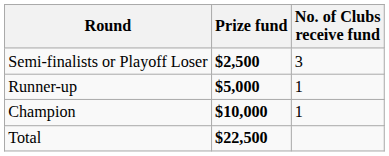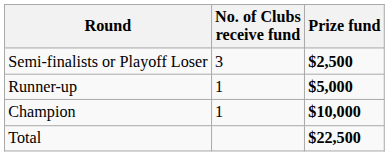columns swapped: (338, 26) <-> (251, 26)
